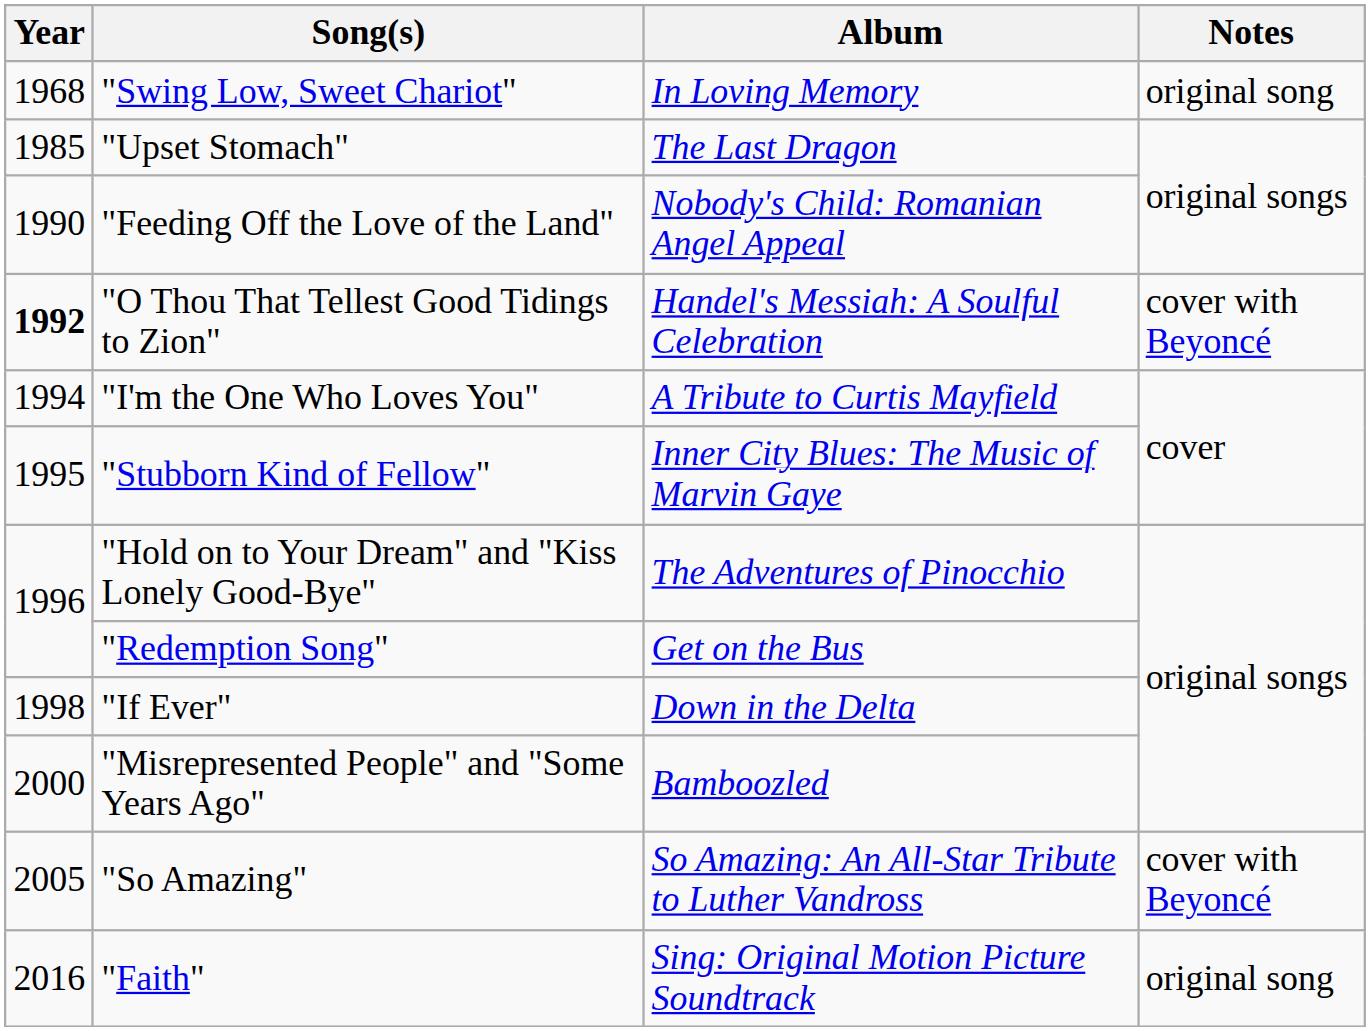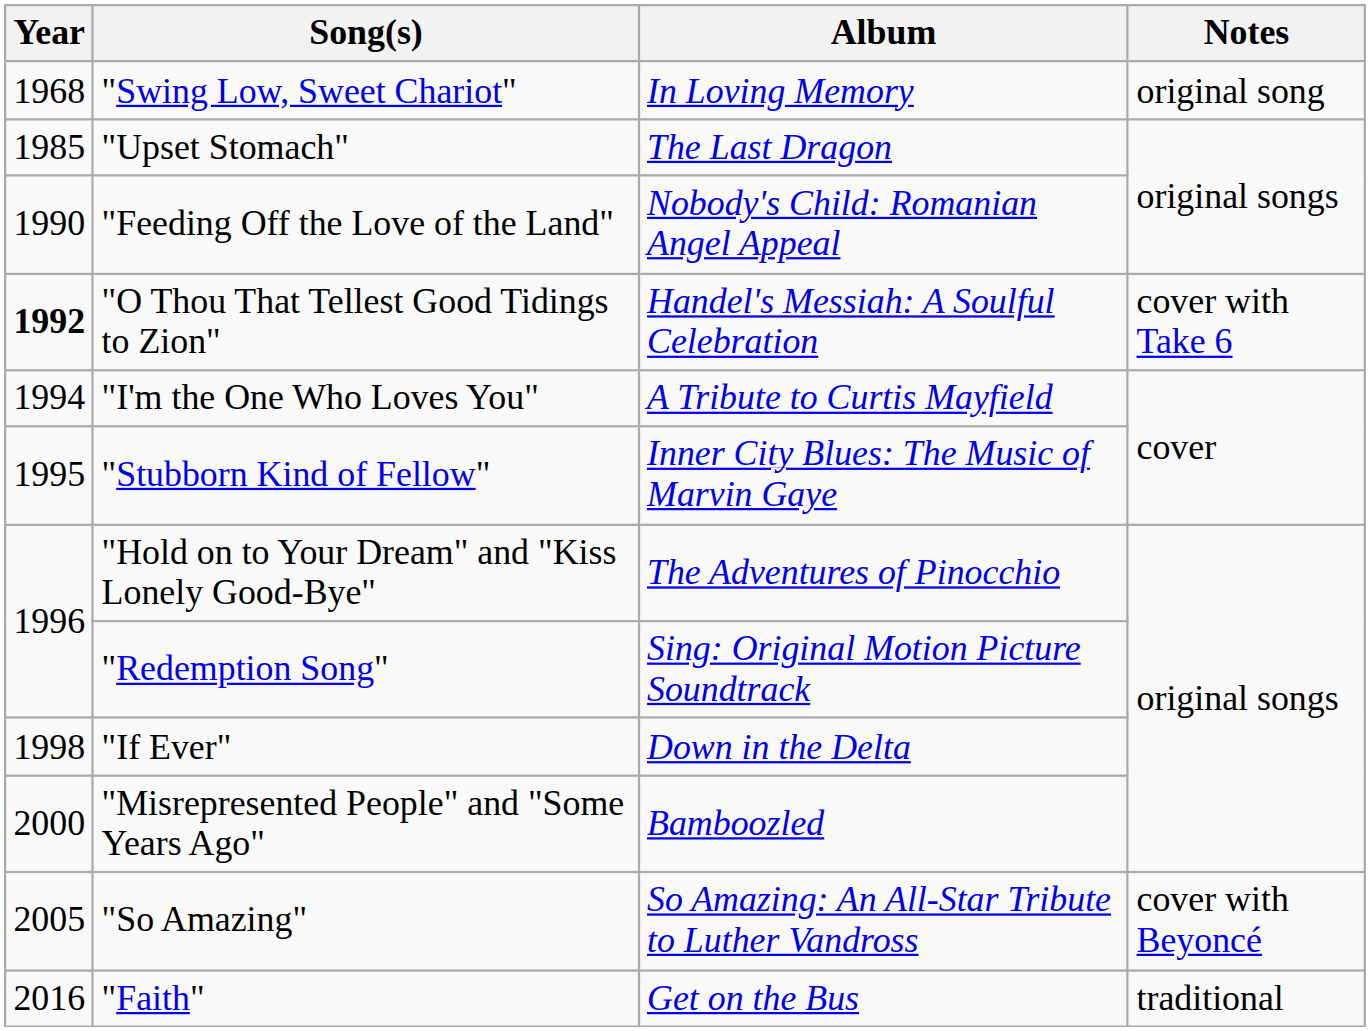(1222, 320) cover with Beyoncé -> (1213, 320) cover with Take 6
(758, 648) Get on the Bus -> (864, 669) Sing: Original Motion Picture Soundtrack
(868, 977) Sing: Original Motion Picture Soundtrack -> (753, 997) Get on the Bus
(1240, 977) original song -> (1210, 997) traditional
